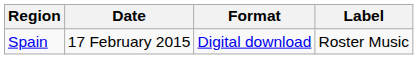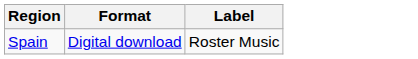- column: (129, 16)
